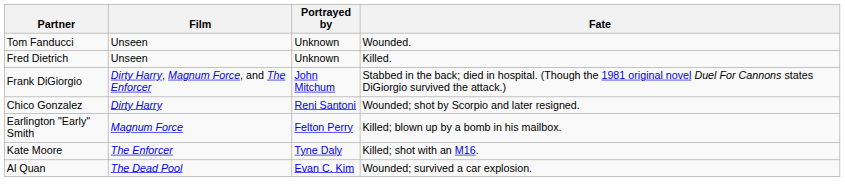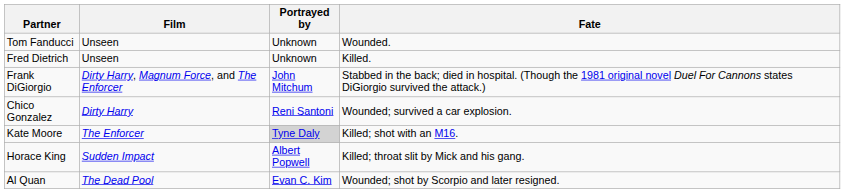(471, 105) Wounded; shot by Scorpio and later resigned. -> (427, 111) Wounded; survived a car explosion.
- row: (48, 128)
(318, 151) no background -> (296, 134) lightgrey background
+ row: (36, 157)
(447, 168) Wounded; survived a car explosion. -> (451, 180) Wounded; shot by Scorpio and later resigned.
